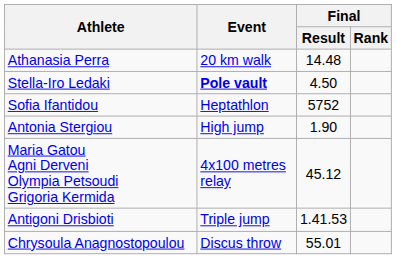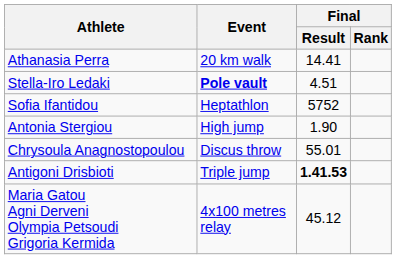(323, 61) 14.48 -> (323, 61) 14.41
(323, 83) 4.50 -> (323, 83) 4.51
rows swapped: (96, 242) <-> (63, 174)
(323, 220) normal -> (323, 172) bold
